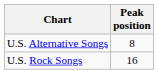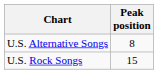(132, 60) 16 -> (132, 60) 15
